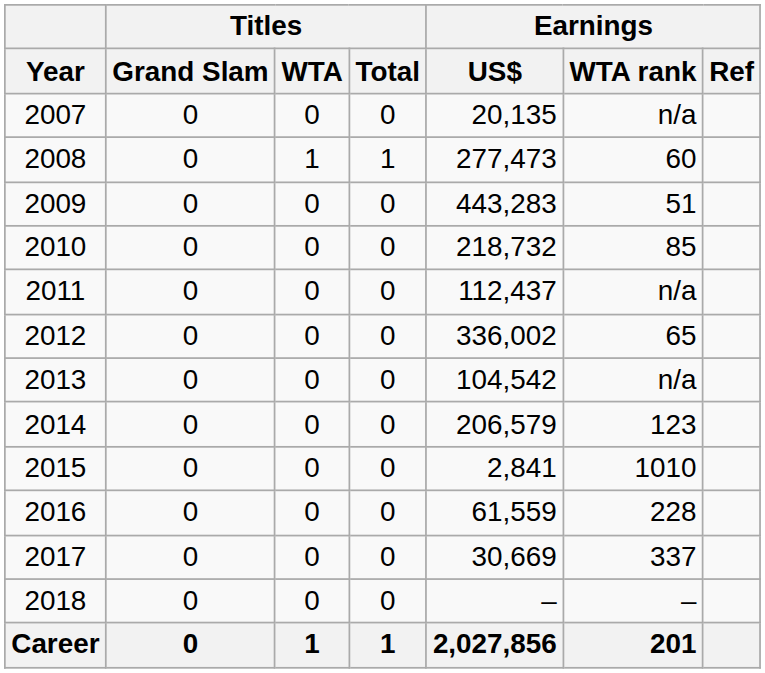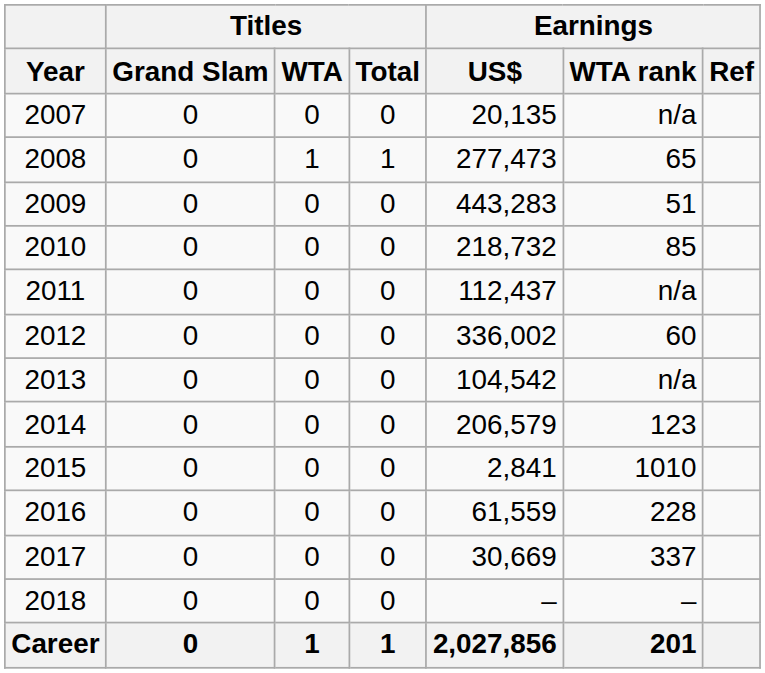(681, 159) 60 -> (681, 159) 65
(681, 335) 65 -> (681, 335) 60
